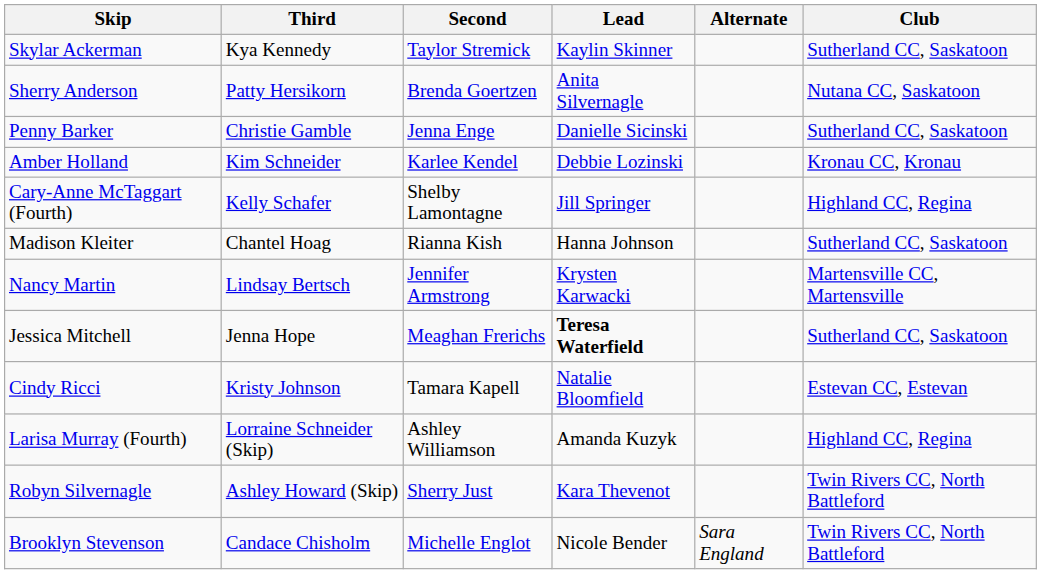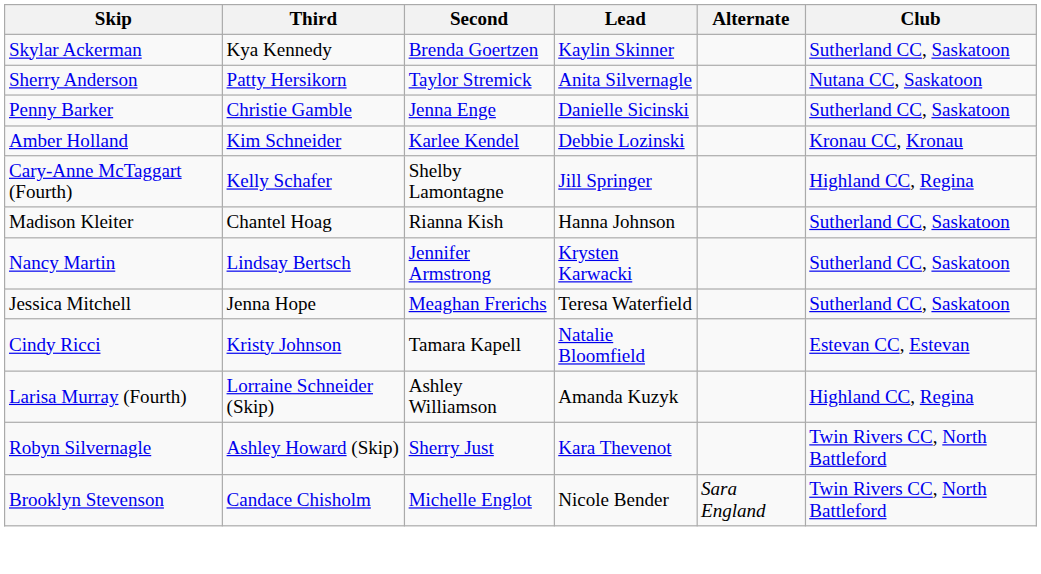(469, 49) Taylor Stremick -> (473, 49) Brenda Goertzen
(472, 90) Brenda Goertzen -> (470, 79) Taylor Stremick
(873, 284) Martensville CC, Martensville -> (909, 263) Sutherland CC, Saskatoon
(600, 336) bold -> (625, 304) normal
